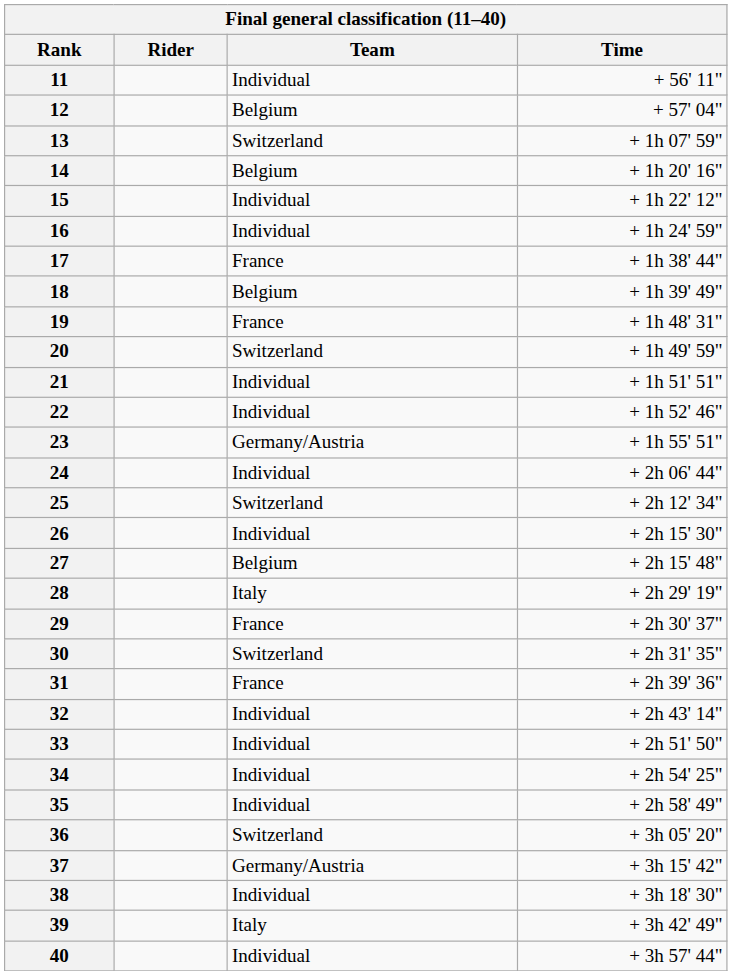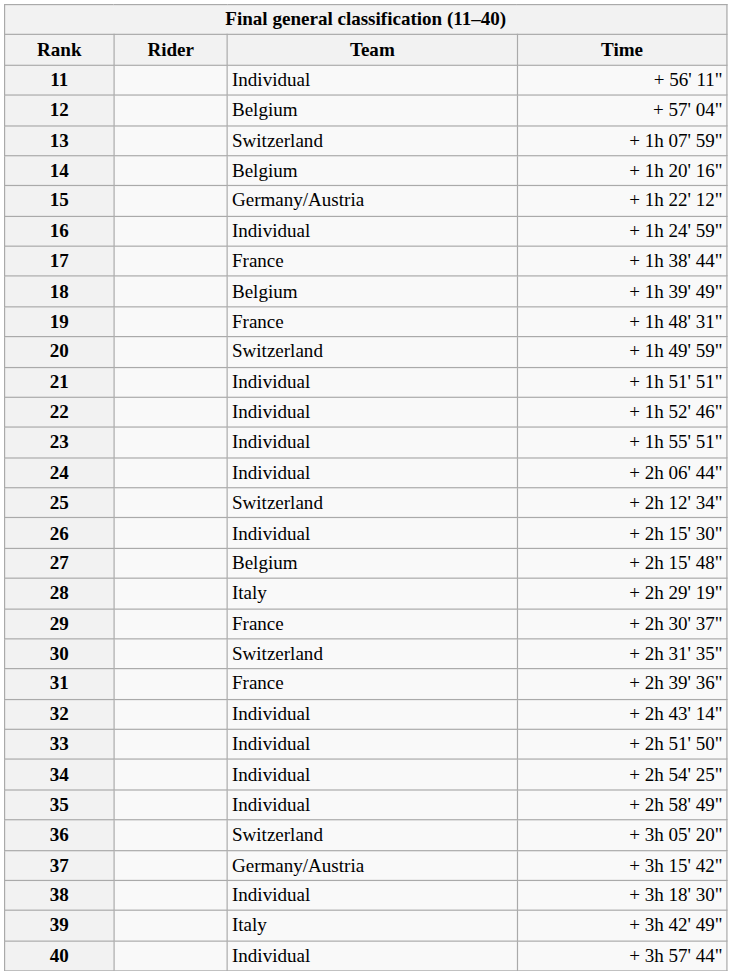(271, 200) Individual -> (298, 200) Germany/Austria
(298, 442) Germany/Austria -> (271, 442) Individual
